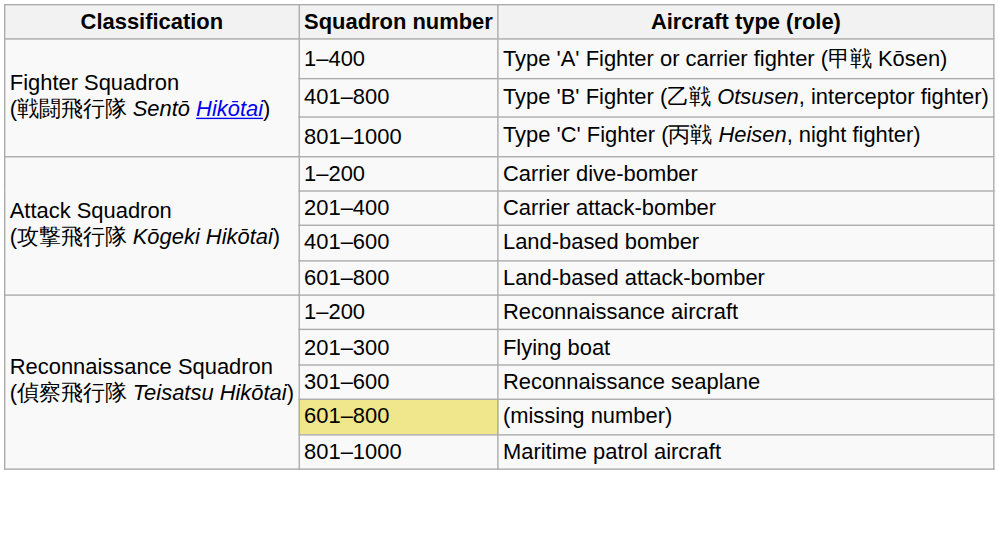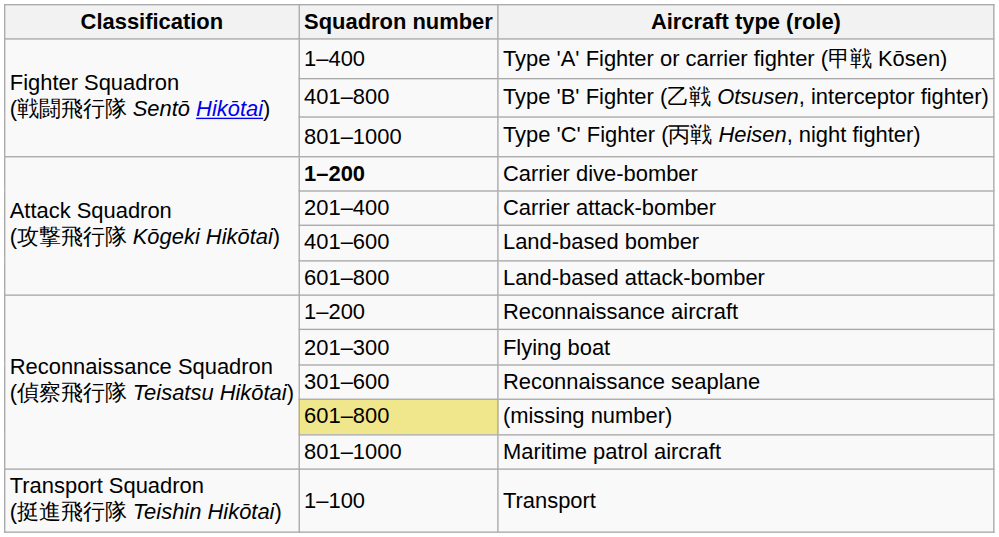(335, 173) normal -> (335, 173) bold
+ row: (549, 500)
